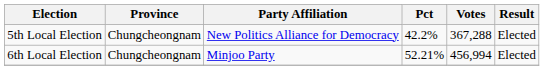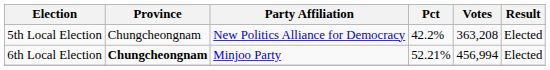(471, 34) 367,288 -> (477, 34) 363,208
(154, 55) normal -> (158, 55) bold
